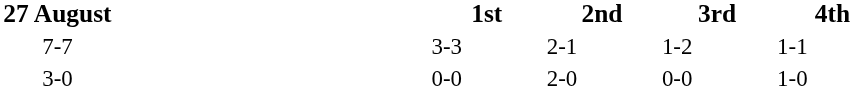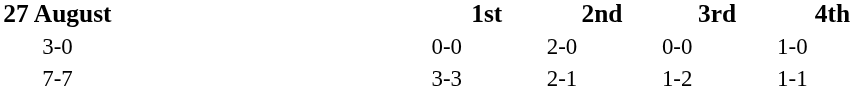rows swapped: (57, 78) <-> (57, 46)
